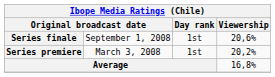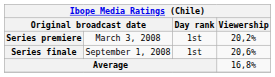rows swapped: (44, 52) <-> (44, 38)
